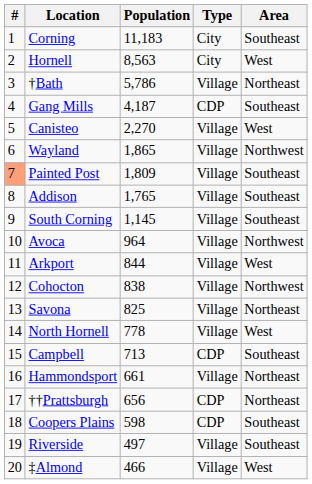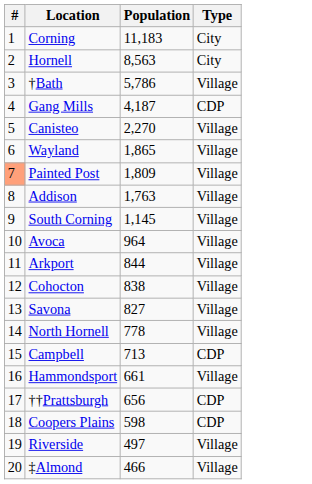- column: (274, 15)
(140, 196) 1,765 -> (140, 196) 1,763
(134, 309) 825 -> (134, 309) 827
